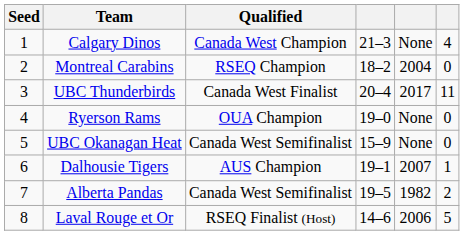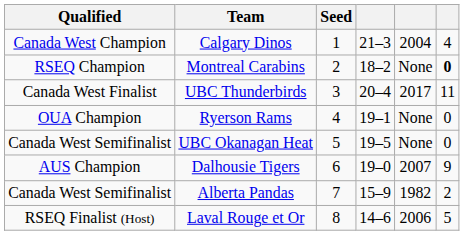columns swapped: (24, 17) <-> (271, 17)
(415, 42) None -> (415, 42) 2004
(415, 67) 2004 -> (415, 67) None
(448, 67) normal -> (448, 67) bold
(375, 117) 19–0 -> (375, 117) 19–1
(375, 142) 15–9 -> (375, 142) 19–5
(375, 167) 19–1 -> (375, 167) 19–0
(448, 167) 1 -> (448, 167) 9
(375, 192) 19–5 -> (375, 192) 15–9
